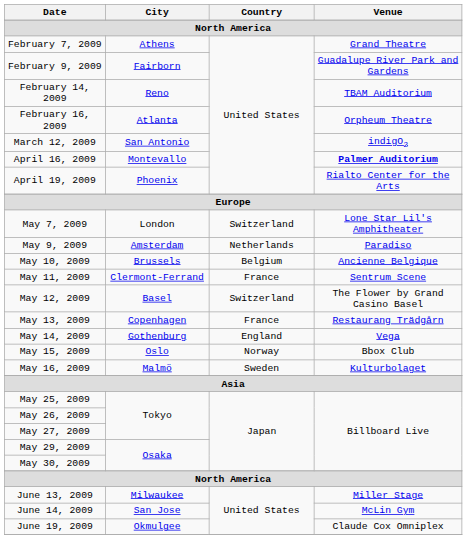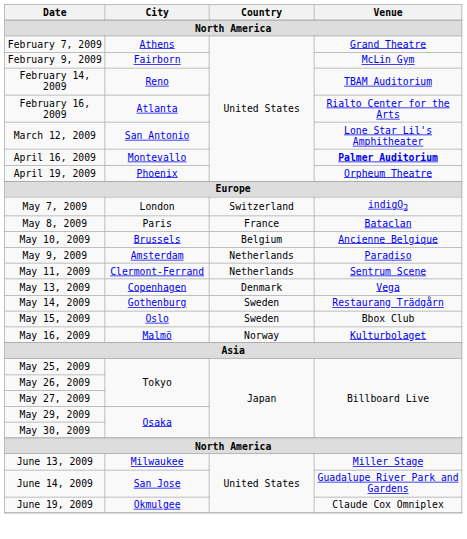(388, 66) Guadalupe River Park and Gardens -> (388, 60) McLin Gym
(388, 120) Orpheum Theatre -> (388, 109) Rialto Center for the Arts
(388, 142) indigO2 -> (388, 136) Lone Star Lil's Amphitheater
(388, 181) Rialto Center for the Arts -> (388, 173) Orpheum Theatre
(388, 224) Lone Star Lil's Amphitheater -> (388, 206) indigO2
+ row: (55, 224)
rows swapped: (55, 245) <-> (55, 261)
(262, 277) France -> (262, 271) Netherlands
- row: (55, 299)
(262, 320) France -> (262, 287) Denmark
(388, 320) Restaurang Trädgårn -> (388, 287) Vega
(262, 336) England -> (262, 303) Sweden
(388, 336) Vega -> (388, 303) Restaurang Trädgårn
(262, 352) Norway -> (262, 319) Sweden
(262, 368) Sweden -> (262, 335) Norway
(388, 511) McLin Gym -> (388, 483) Guadalupe River Park and Gardens
